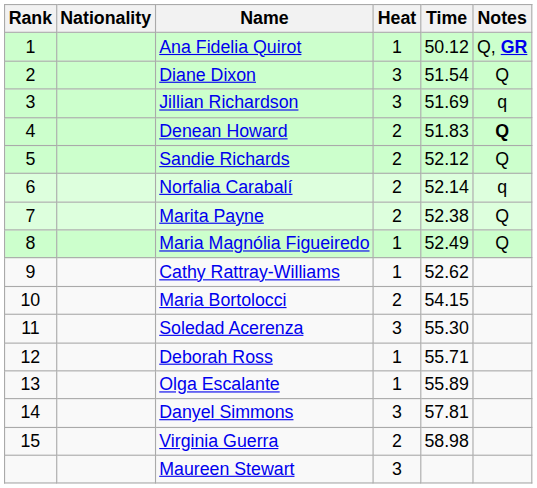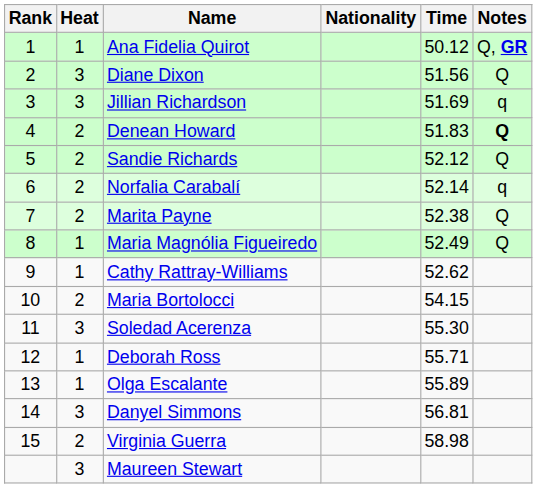columns swapped: (397, 18) <-> (106, 18)
(447, 74) 51.54 -> (447, 74) 51.56
(447, 412) 57.81 -> (447, 412) 56.81
